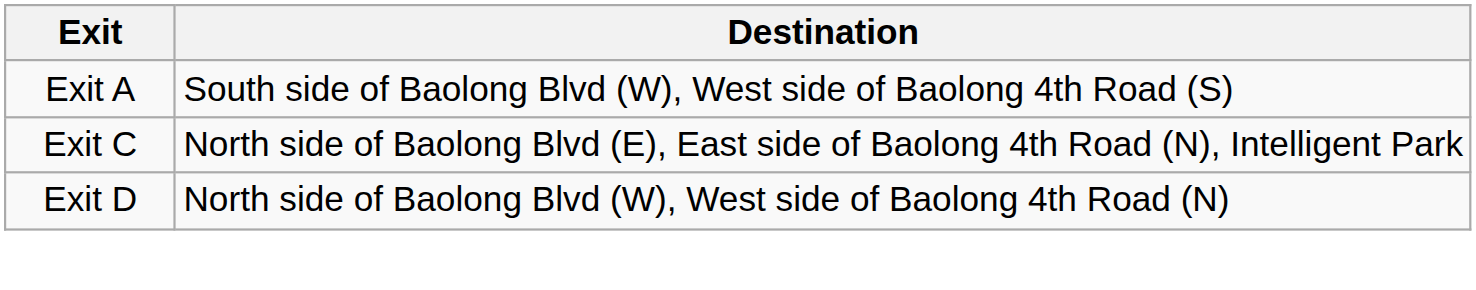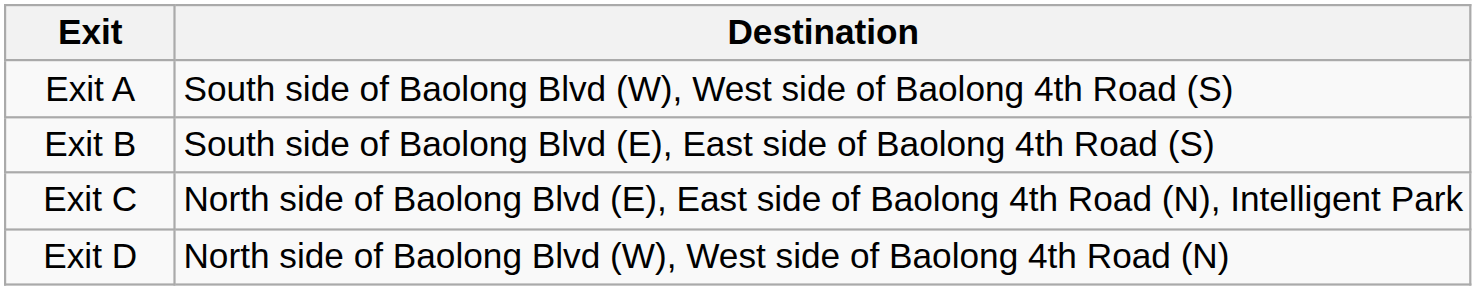+ row: (90, 144)
